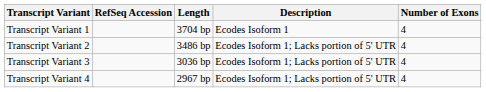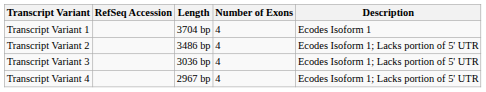columns swapped: (306, 12) <-> (440, 12)
